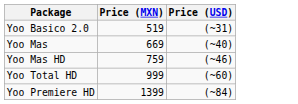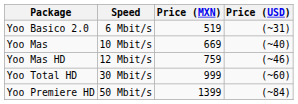+ column: (126, 12)
